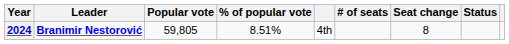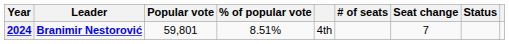(181, 30) 59,805 -> (181, 30) 59,801
(426, 30) 8 -> (426, 30) 7
